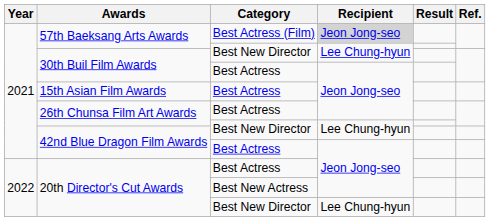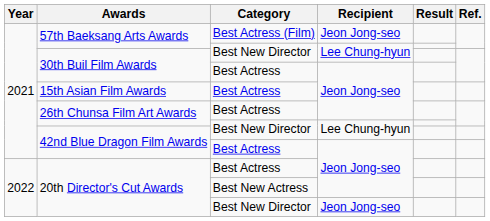(360, 33) lightgrey background -> (360, 33) no background
(365, 206) Lee Chung-hyun -> (360, 206) Jeon Jong-seo
